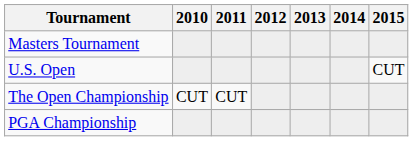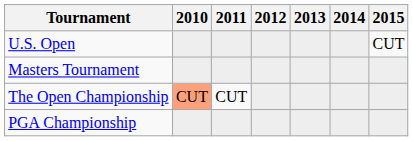rows swapped: (74, 44) <-> (42, 70)
(192, 96) no background -> (192, 96) lightsalmon background
